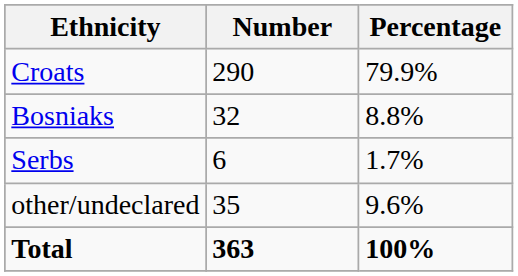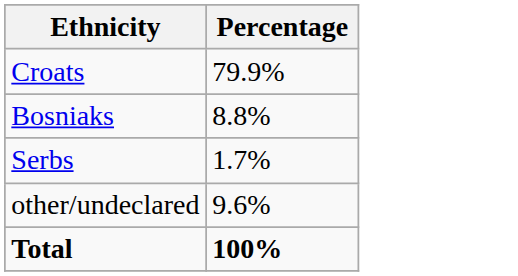- column: (282, 26)
